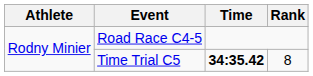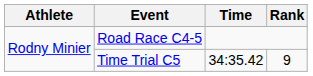(236, 60) bold -> (236, 60) normal
(288, 60) 8 -> (287, 60) 9
